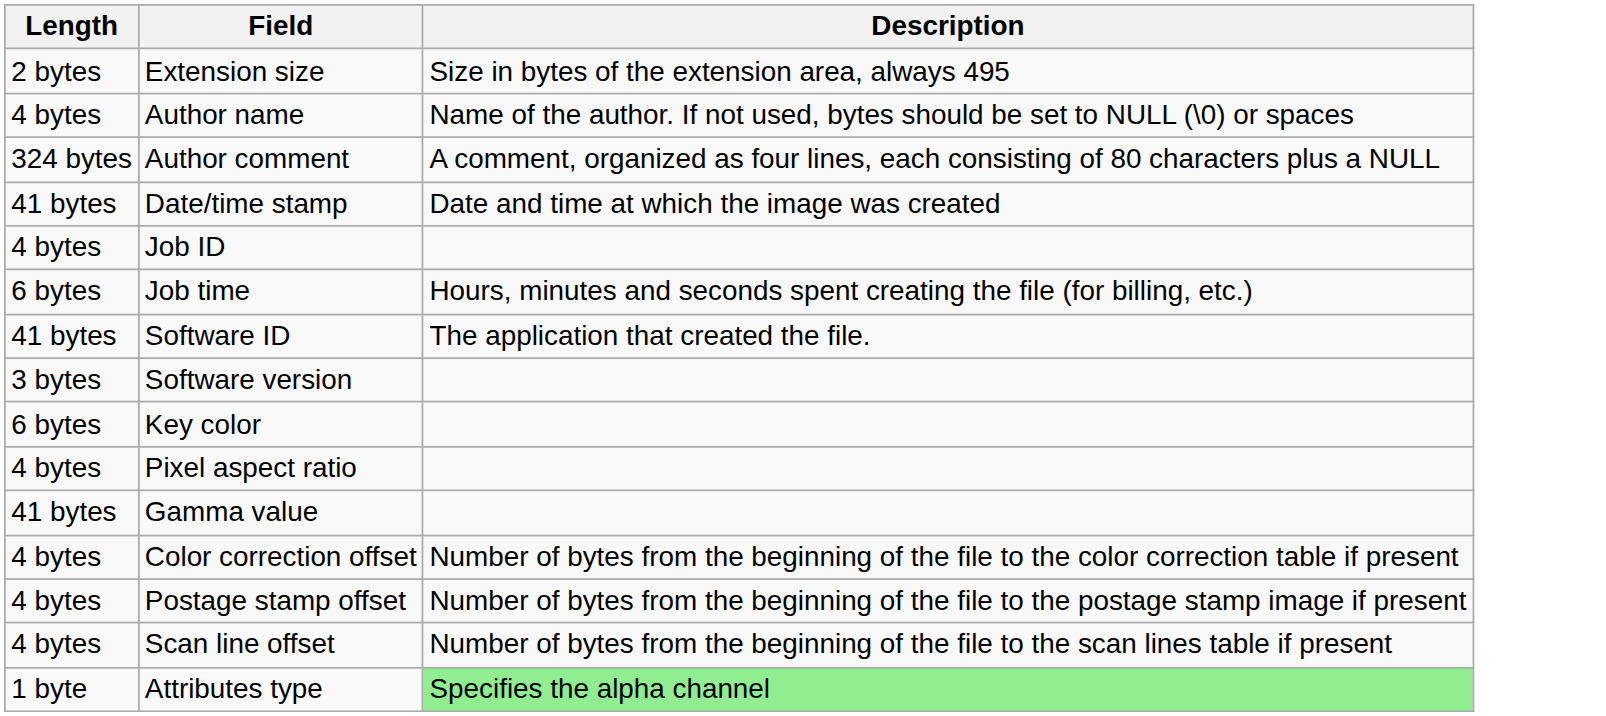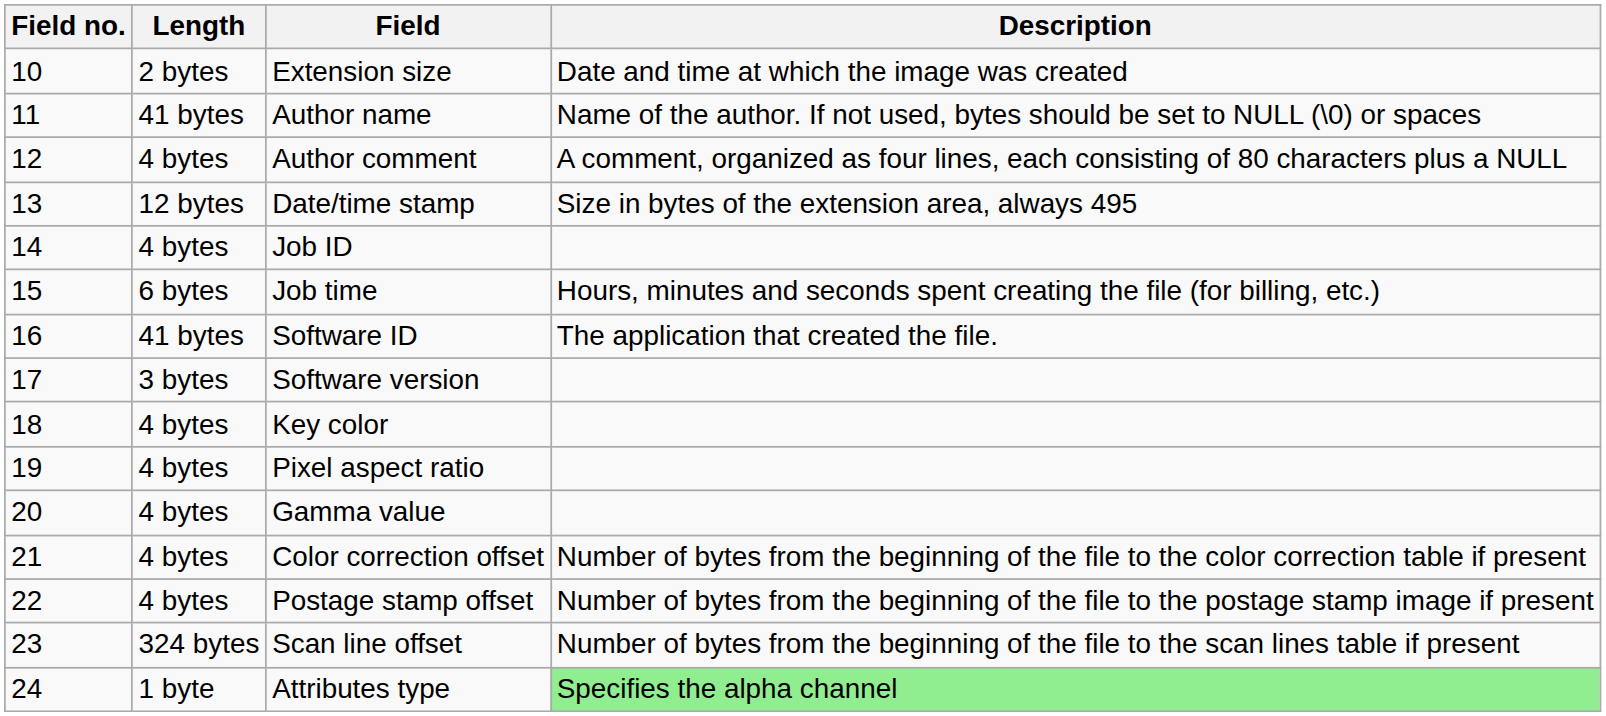+ column: (69, 26)
(720, 70) Size in bytes of the extension area, always 495 -> (842, 70) Date and time at which the image was created
(56, 114) 4 bytes -> (191, 114) 41 bytes
(72, 159) 324 bytes -> (183, 159) 4 bytes
(64, 203) 41 bytes -> (191, 203) 12 bytes
(715, 203) Date and time at which the image was created -> (847, 203) Size in bytes of the extension area, always 495
(56, 423) 6 bytes -> (183, 423) 4 bytes
(64, 512) 41 bytes -> (183, 512) 4 bytes
(56, 644) 4 bytes -> (199, 644) 324 bytes
